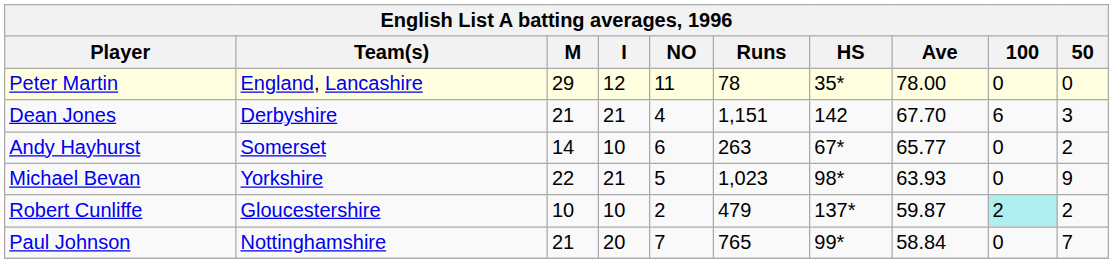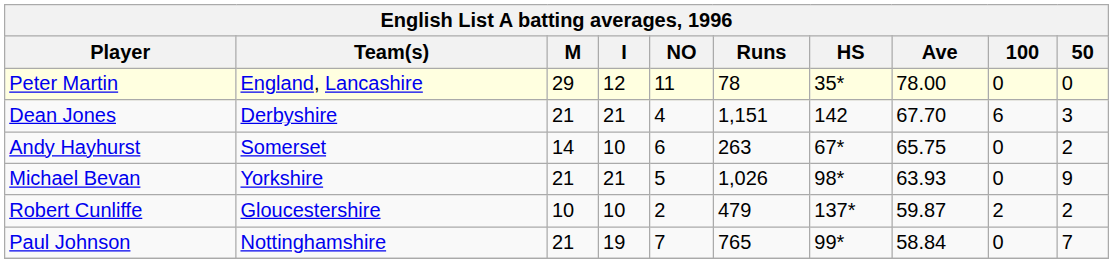(921, 147) 65.77 -> (921, 147) 65.75
(563, 178) 22 -> (563, 178) 21
(743, 178) 1,023 -> (743, 178) 1,026
(998, 210) paleturquoise background -> (998, 210) no background
(614, 242) 20 -> (614, 242) 19
